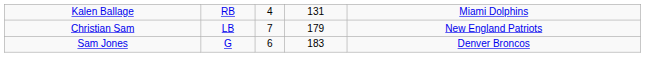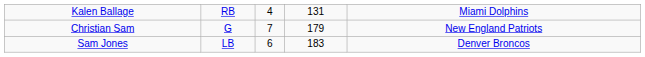(228, 28) LB -> (228, 28) G
(228, 44) G -> (228, 44) LB
